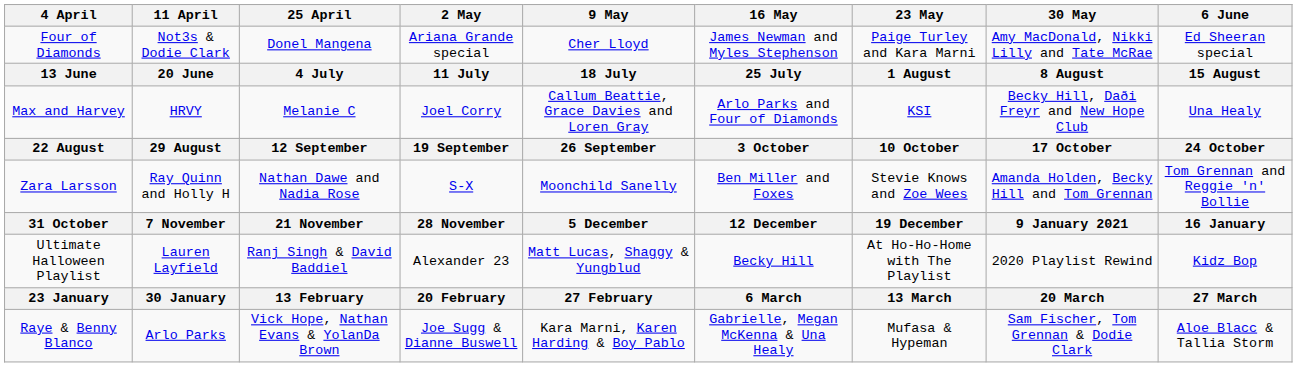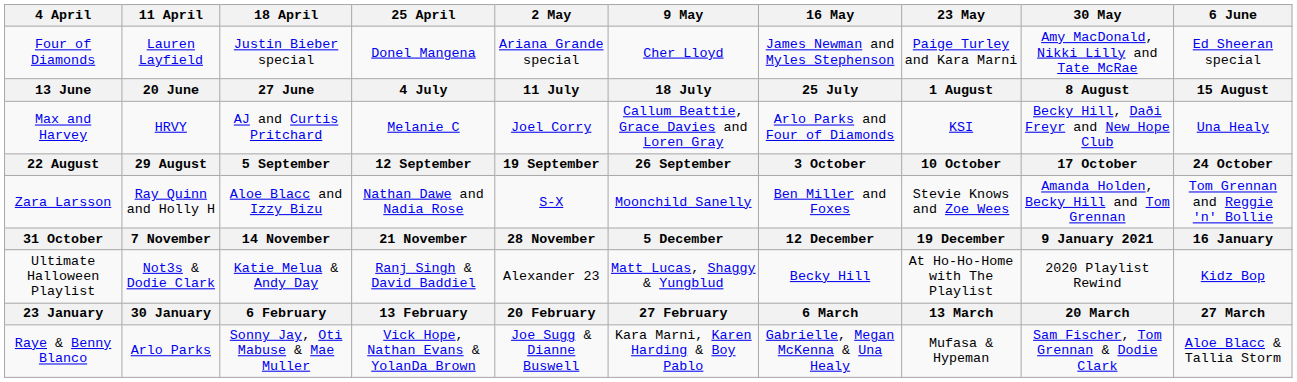+ column: (286, 15)
(186, 45) Not3s & Dodie Clark -> (171, 53) Lauren Layfield
(186, 261) Lauren Layfield -> (171, 276) Not3s & Dodie Clark
